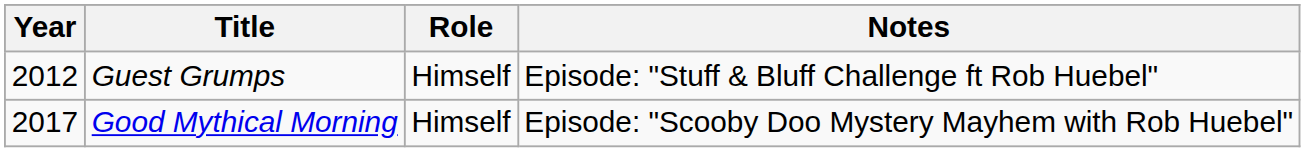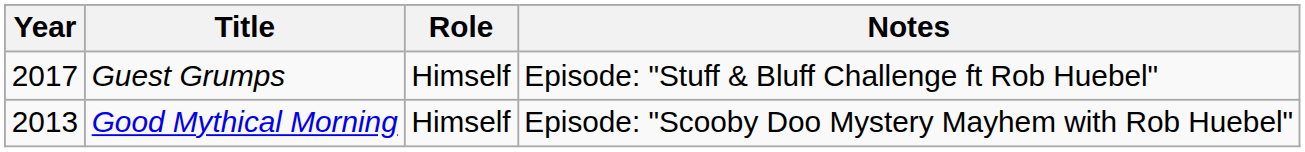(45, 75) 2012 -> (45, 75) 2017
(45, 122) 2017 -> (45, 122) 2013
